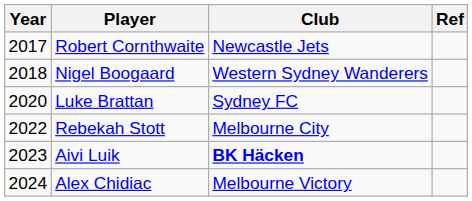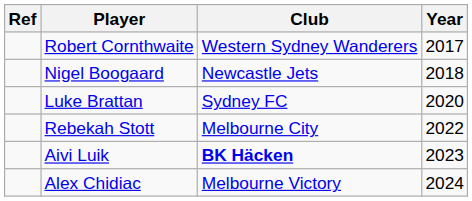columns swapped: (28, 18) <-> (450, 18)
(271, 46) Newcastle Jets -> (310, 46) Western Sydney Wanderers
(320, 73) Western Sydney Wanderers -> (260, 73) Newcastle Jets
